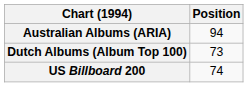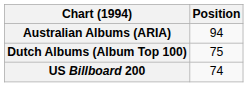(216, 52) 73 -> (216, 52) 75
